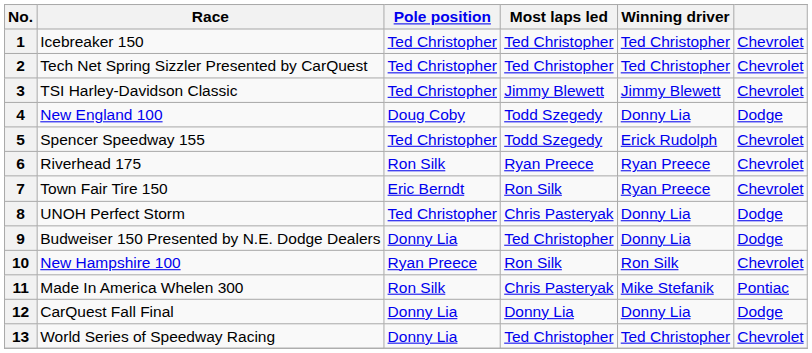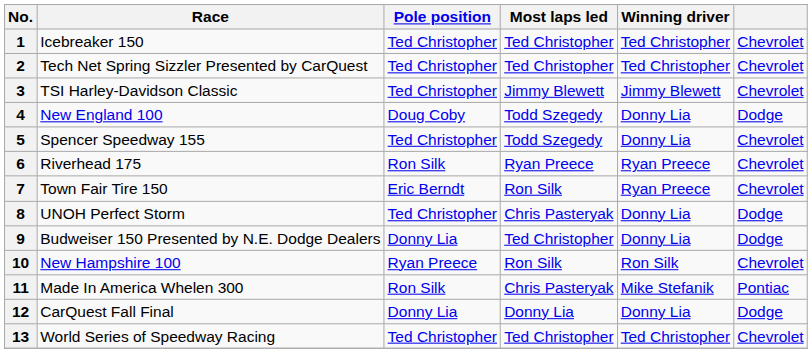(669, 140) Erick Rudolph -> (656, 140) Donny Lia
(422, 336) Donny Lia -> (442, 336) Ted Christopher
